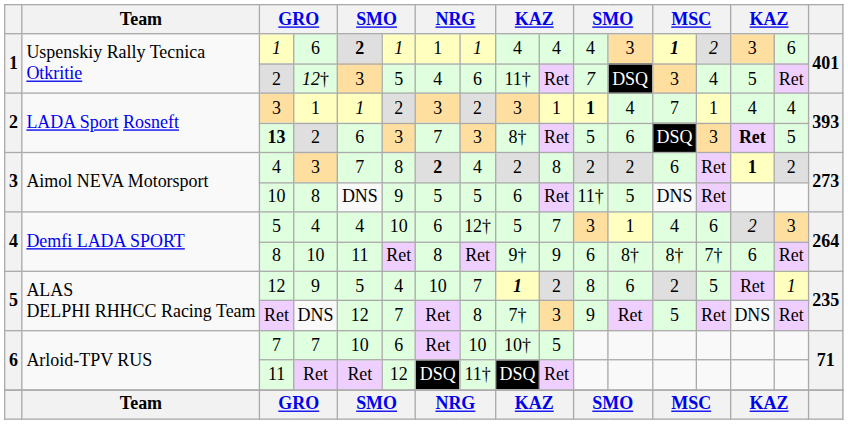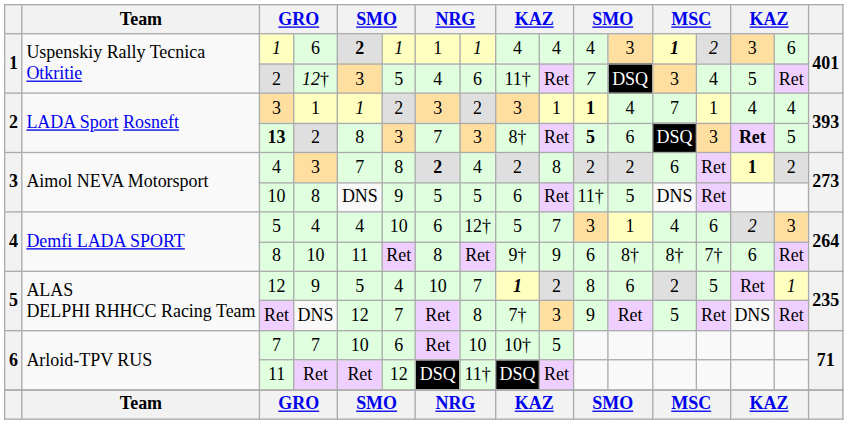(360, 137) 6 -> (360, 137) 8
(591, 137) normal -> (591, 137) bold
